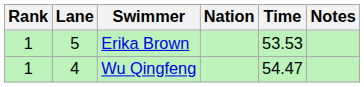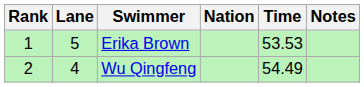(28, 69) 1 -> (28, 69) 2
(283, 69) 54.47 -> (283, 69) 54.49
